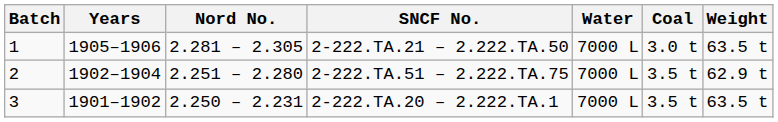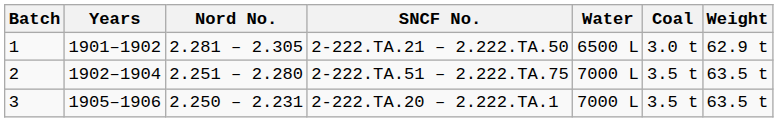(115, 47) 1905–1906 -> (115, 47) 1901–1902
(608, 47) 7000 L -> (608, 47) 6500 L
(737, 47) 63.5 t -> (737, 47) 62.9 t
(737, 75) 62.9 t -> (737, 75) 63.5 t
(115, 103) 1901–1902 -> (115, 103) 1905–1906
